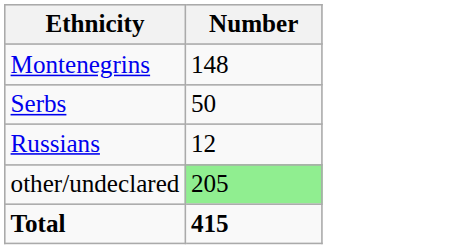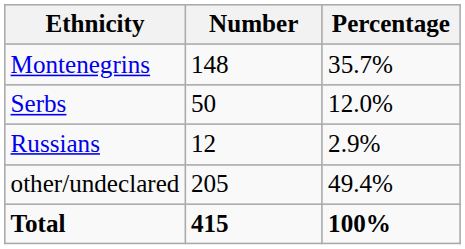+ column: (391, 24)
(210, 183) lightgreen background -> (210, 183) no background
